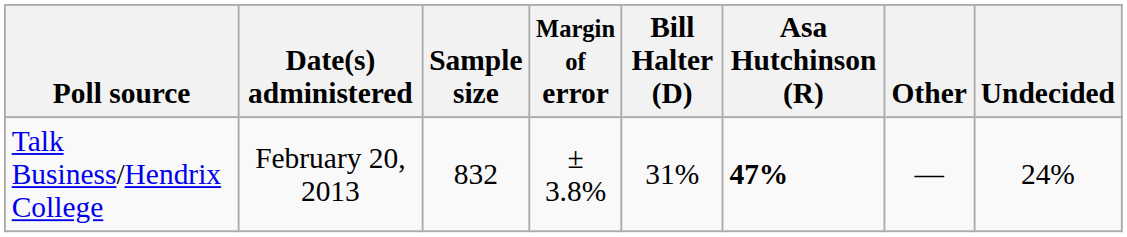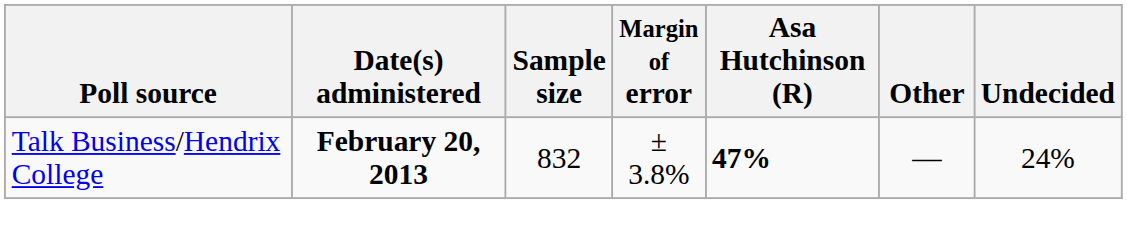- column: (672, 60)
(330, 173) normal -> (399, 157) bold
